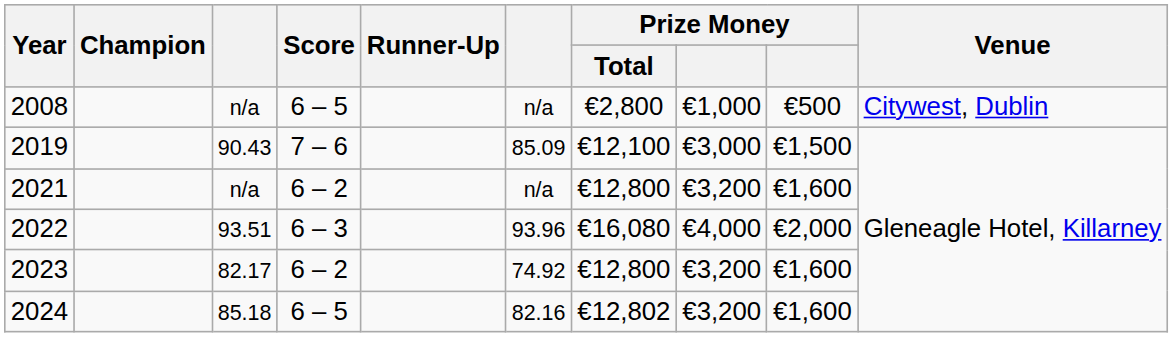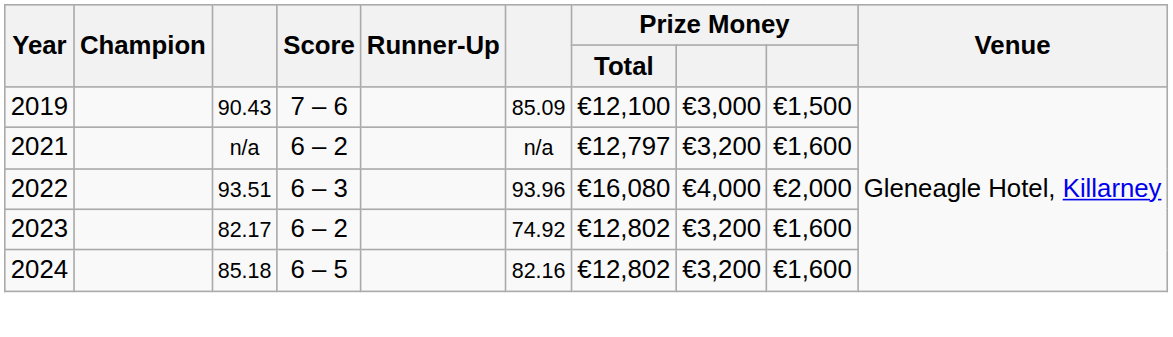- row: (39, 106)
(624, 188) €12,800 -> (624, 147) €12,797
(624, 270) €12,800 -> (624, 229) €12,802
